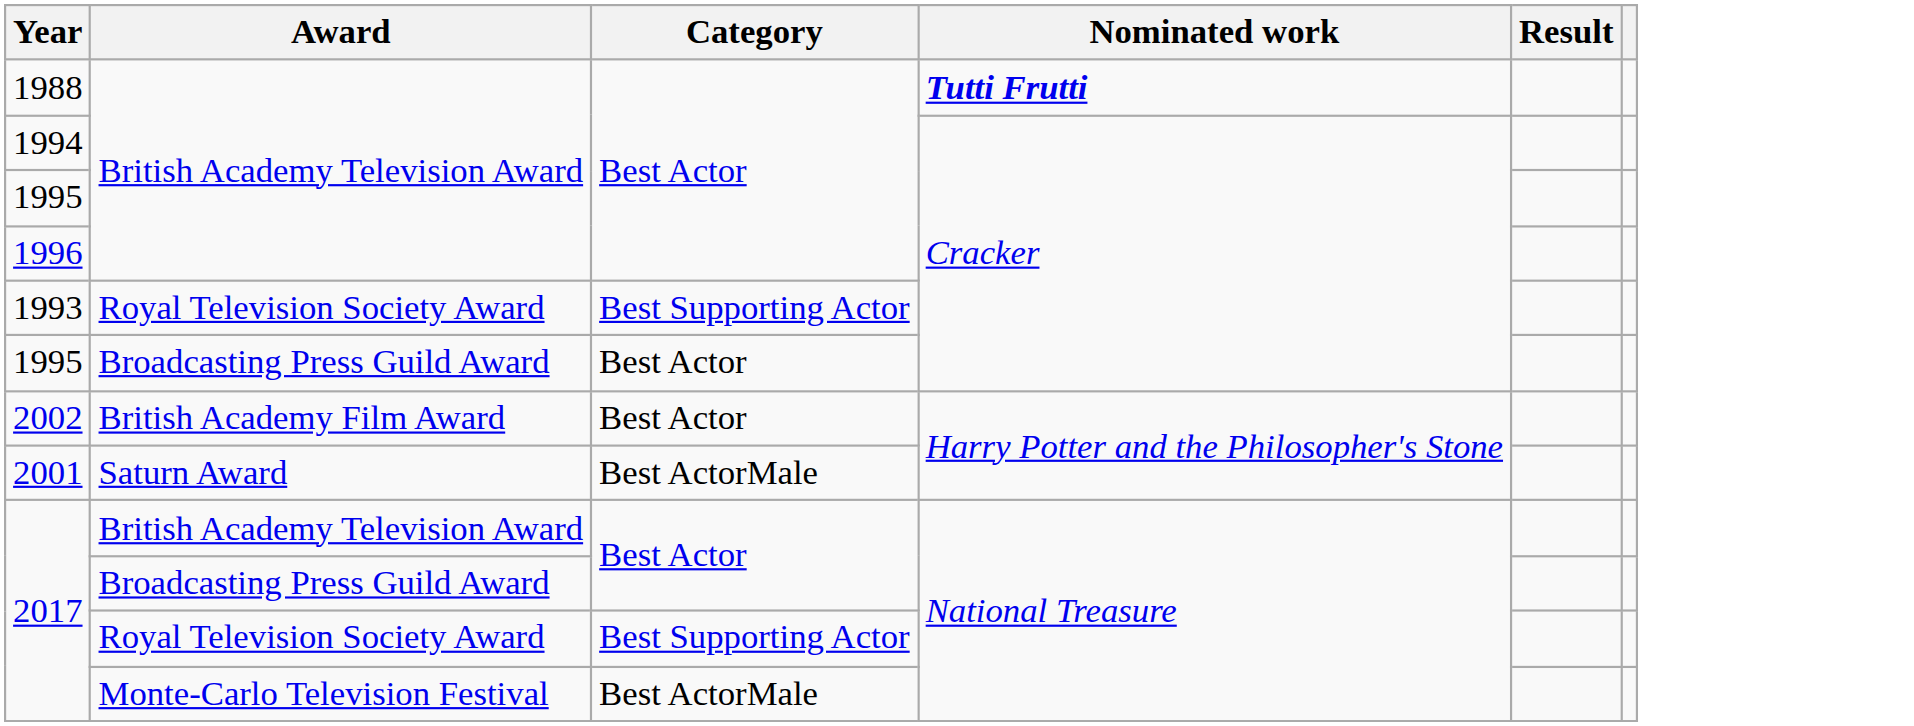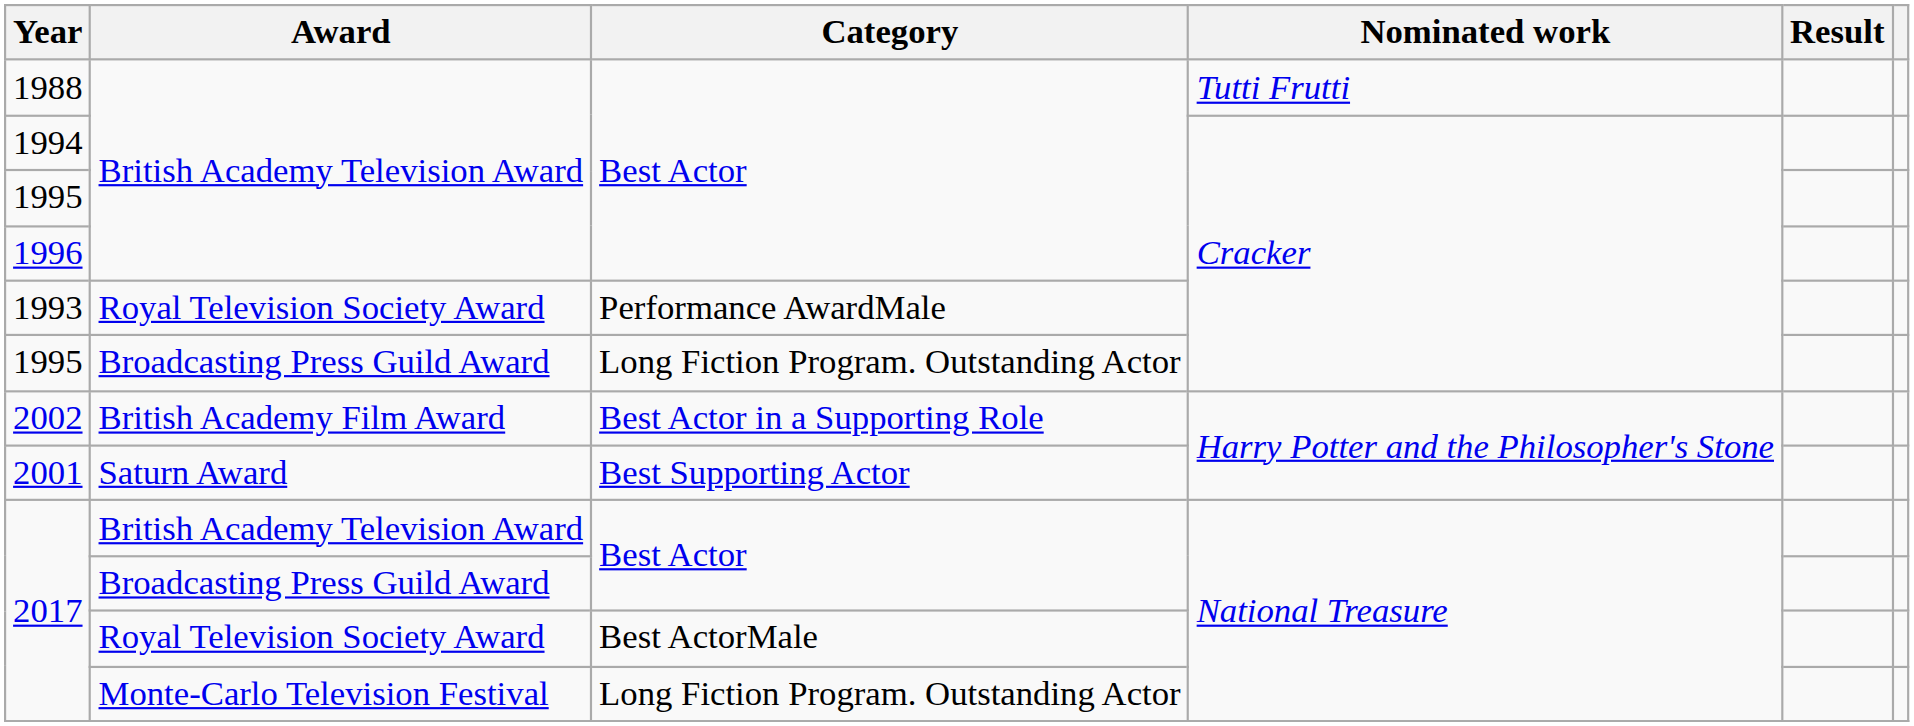(1007, 87) bold -> (1273, 87) normal
(754, 307) Best Supporting Actor -> (773, 307) Performance AwardMale
(673, 362) Best Actor -> (890, 362) Long Fiction Program. Outstanding Actor
(673, 417) Best Actor -> (821, 417) Best Actor in a Supporting Role
(709, 472) Best ActorMale -> (754, 472) Best Supporting Actor
(754, 637) Best Supporting Actor -> (709, 637) Best ActorMale
(709, 692) Best ActorMale -> (890, 692) Long Fiction Program. Outstanding Actor
